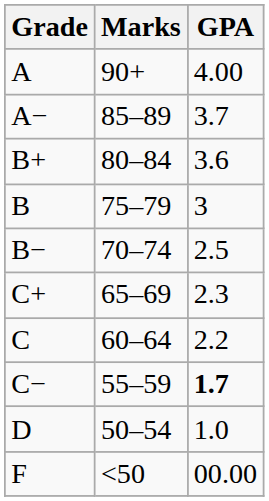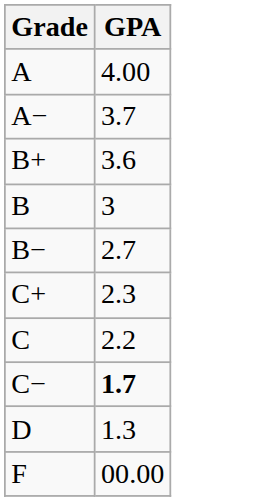- column: (141, 26)
(211, 250) 2.5 -> (119, 250) 2.7
(211, 428) 1.0 -> (119, 428) 1.3
